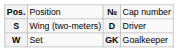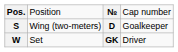(134, 26) Driver -> (145, 26) Goalkeeper
(145, 40) Goalkeeper -> (134, 40) Driver
